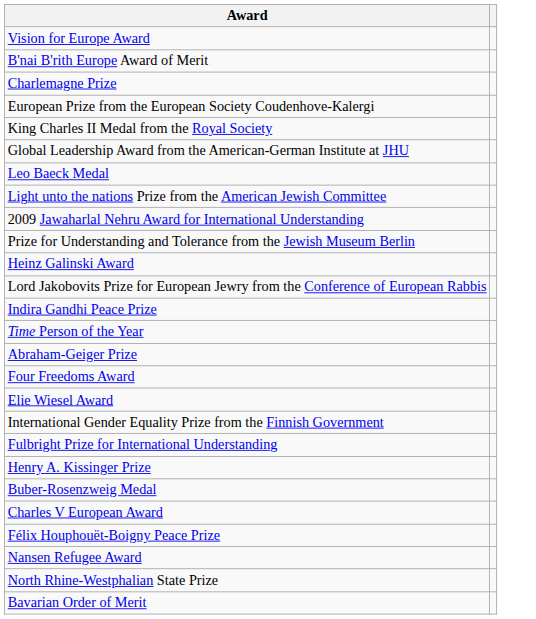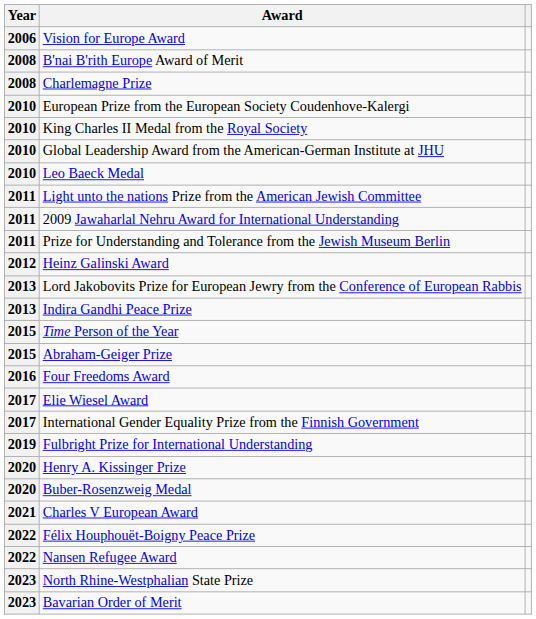+ column: (22, 15)
